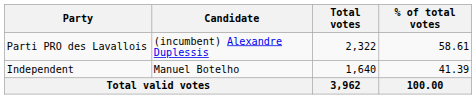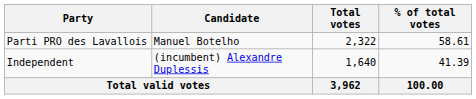(218, 47) (incumbent) Alexandre Duplessis -> (197, 41) Manuel Botelho
(197, 69) Manuel Botelho -> (218, 63) (incumbent) Alexandre Duplessis
